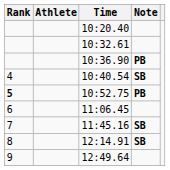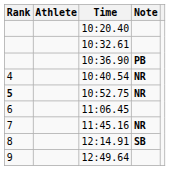(140, 77) SB -> (140, 77) NR
(140, 93) PB -> (140, 93) NR
(140, 125) SB -> (140, 125) NR
